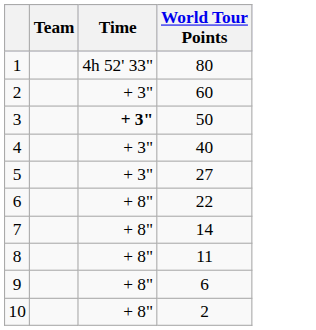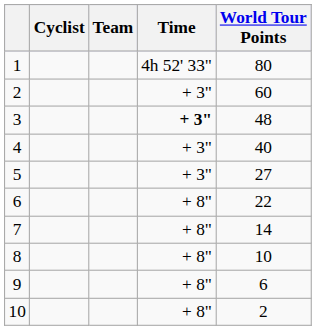+ column: (59, 27)
(204, 119) 50 -> (263, 119) 48
(204, 256) 11 -> (263, 256) 10
